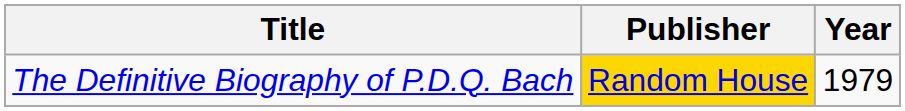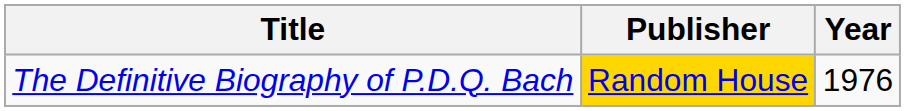(858, 79) 1979 -> (858, 79) 1976
